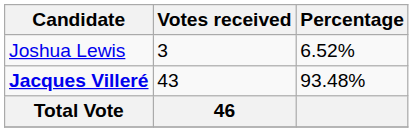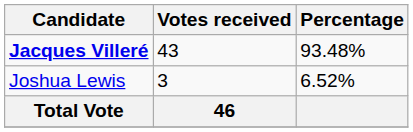rows swapped: (79, 80) <-> (67, 50)
